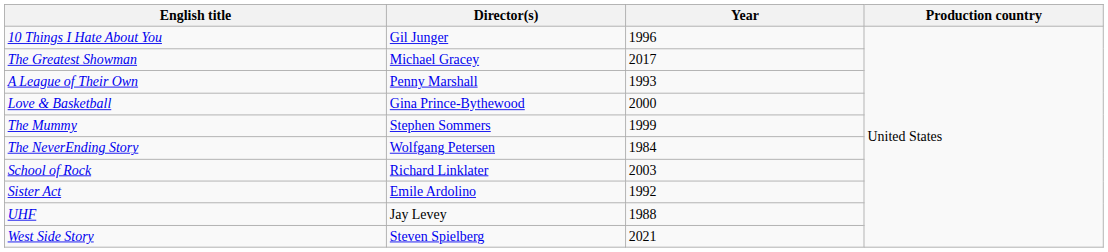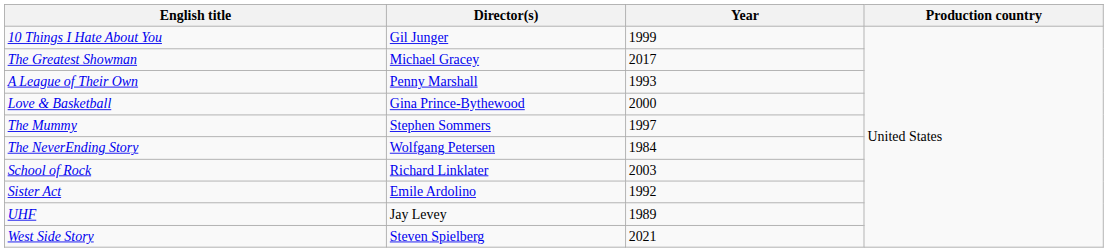(643, 37) 1996 -> (643, 37) 1999
(643, 125) 1999 -> (643, 125) 1997
(643, 214) 1988 -> (643, 214) 1989
